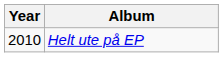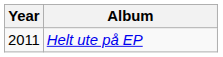(24, 39) 2010 -> (24, 39) 2011
